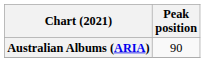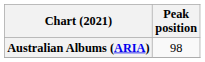(176, 47) 90 -> (176, 47) 98
